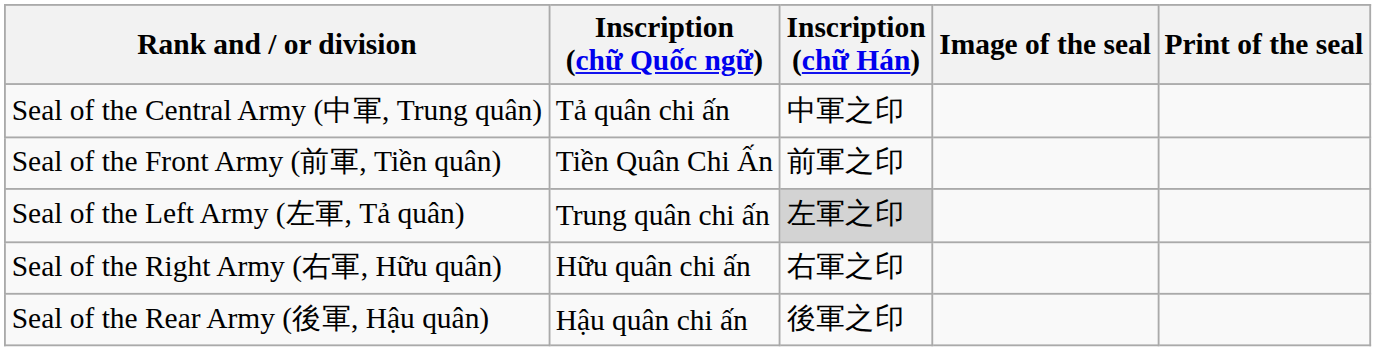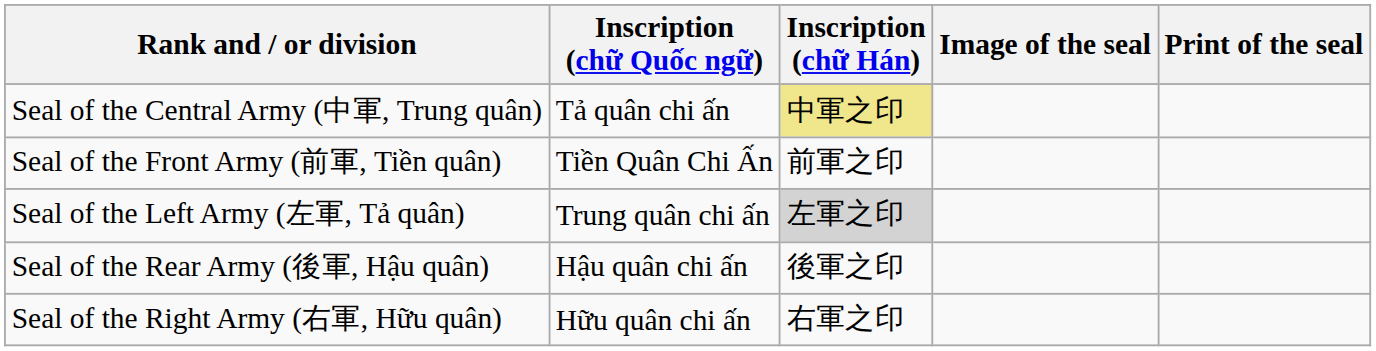(845, 109) no background -> (845, 109) khaki background
rows swapped: (257, 266) <-> (250, 318)
